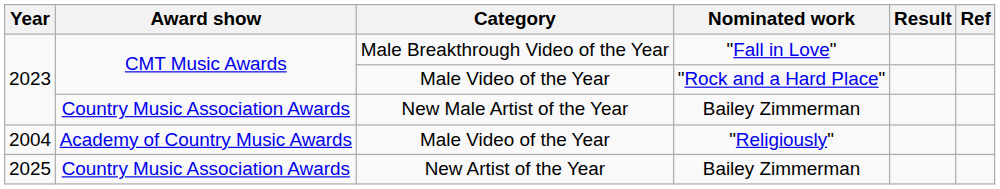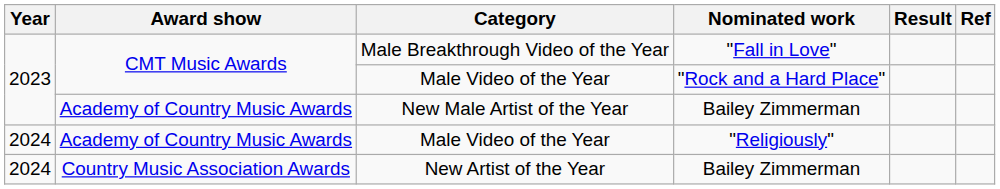(206, 109) Country Music Association Awards -> (206, 109) Academy of Country Music Awards
(30, 139) 2004 -> (30, 139) 2024
(30, 169) 2025 -> (30, 169) 2024
